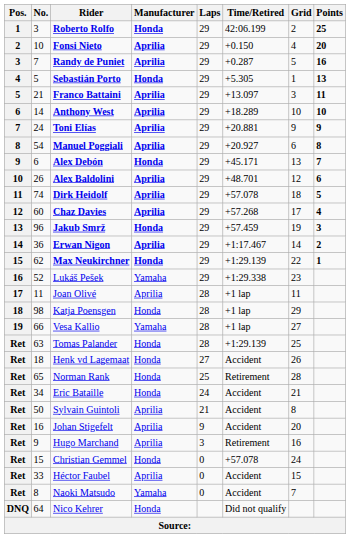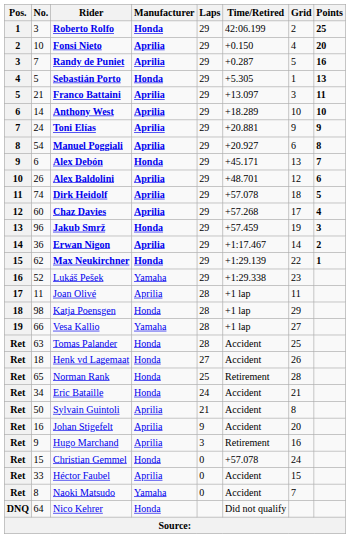(246, 343) +1:29.139 -> (243, 343) Accident
